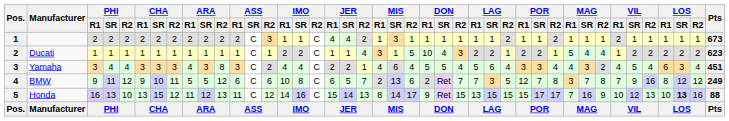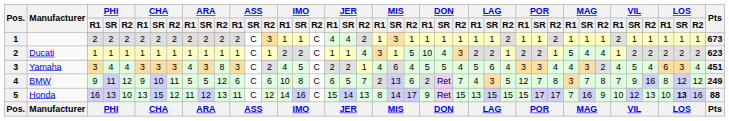(301, 67) 4 -> (301, 67) 5
(476, 81) 7 -> (476, 81) 4
